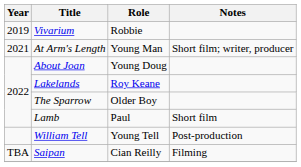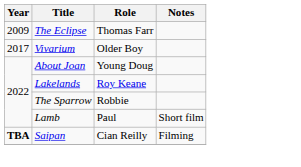+ row: (61, 30)
(18, 30) 2019 -> (18, 48) 2017
(127, 30) Robbie -> (120, 48) Older Boy
- row: (70, 48)
(134, 100) Older Boy -> (113, 100) Robbie
- row: (61, 135)
(18, 153) normal -> (18, 135) bold
